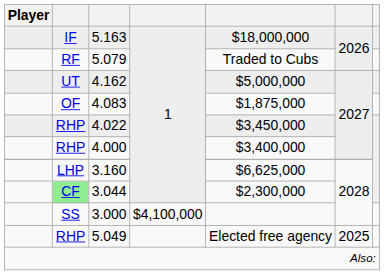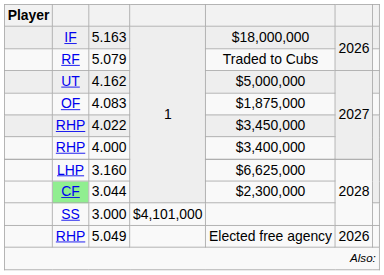(168, 214) $4,100,000 -> (168, 214) $4,101,000
(354, 236) 2025 -> (354, 236) 2026
